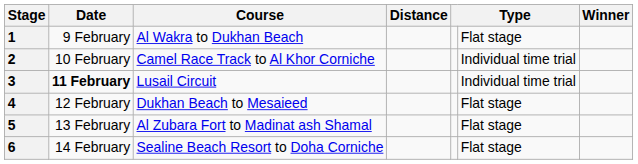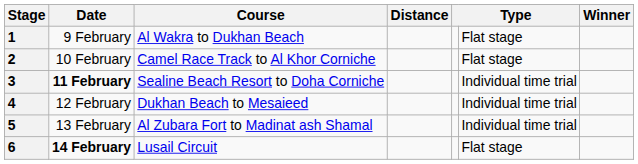(518, 59) Individual time trial -> (492, 59) Flat stage
(176, 81) Lusail Circuit -> (261, 81) Sealine Beach Resort to Doha Corniche
(491, 103) Flat stage -> (519, 103) Individual time trial
(491, 125) Flat stage -> (519, 125) Individual time trial
(93, 147) normal -> (91, 147) bold
(260, 147) Sealine Beach Resort to Doha Corniche -> (177, 147) Lusail Circuit
